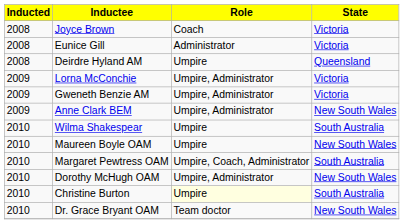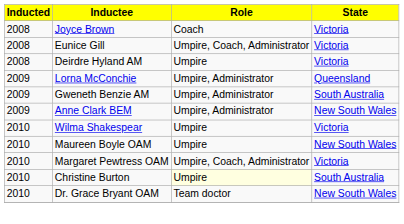(204, 45) Administrator -> (241, 45) Umpire, Coach, Administrator
(342, 62) Queensland -> (331, 62) Victoria
(331, 78) Victoria -> (342, 78) Queensland
(331, 95) Victoria -> (349, 95) South Australia
(349, 128) South Australia -> (331, 128) Victoria
(349, 161) South Australia -> (331, 161) Victoria
- row: (107, 177)
